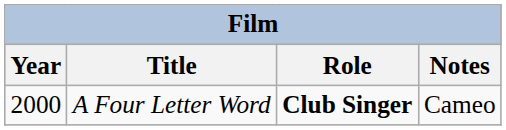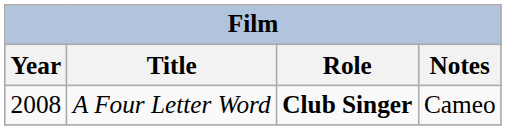(36, 104) 2000 -> (36, 104) 2008
